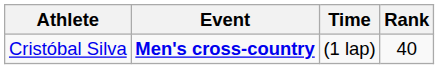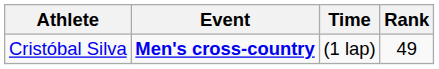(407, 49) 40 -> (407, 49) 49
